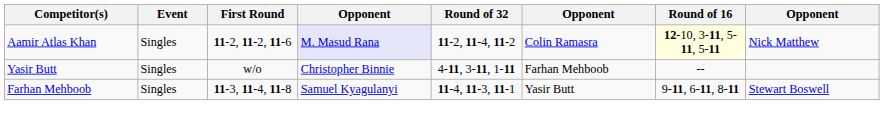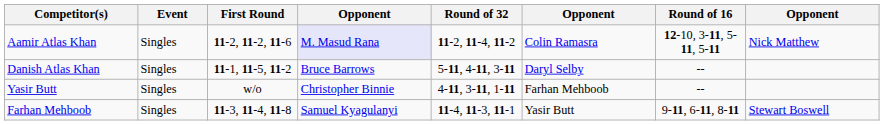(700, 42) lightyellow background -> (700, 42) no background
+ row: (53, 69)
